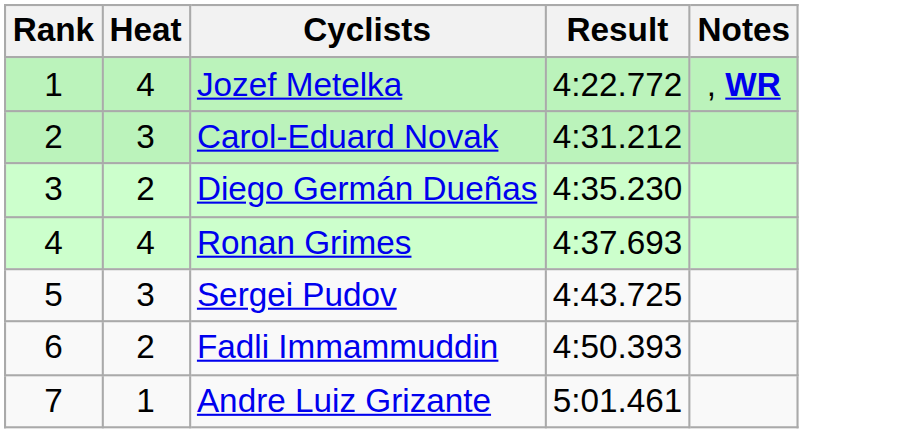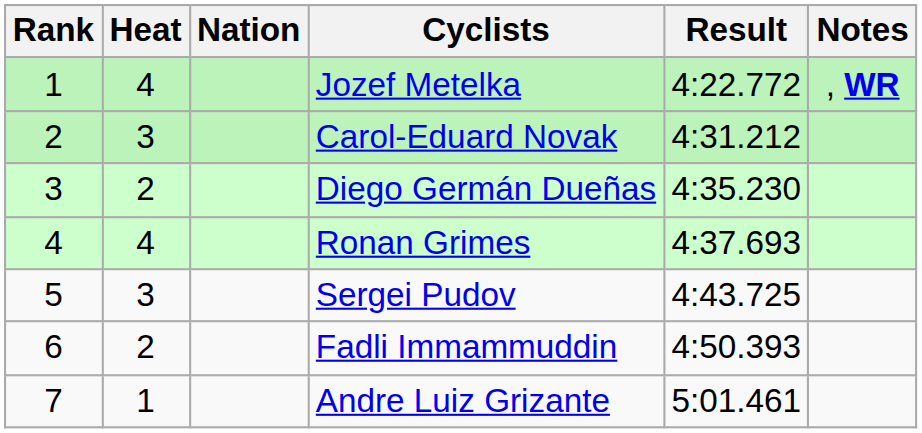+ column: (249, 30)
